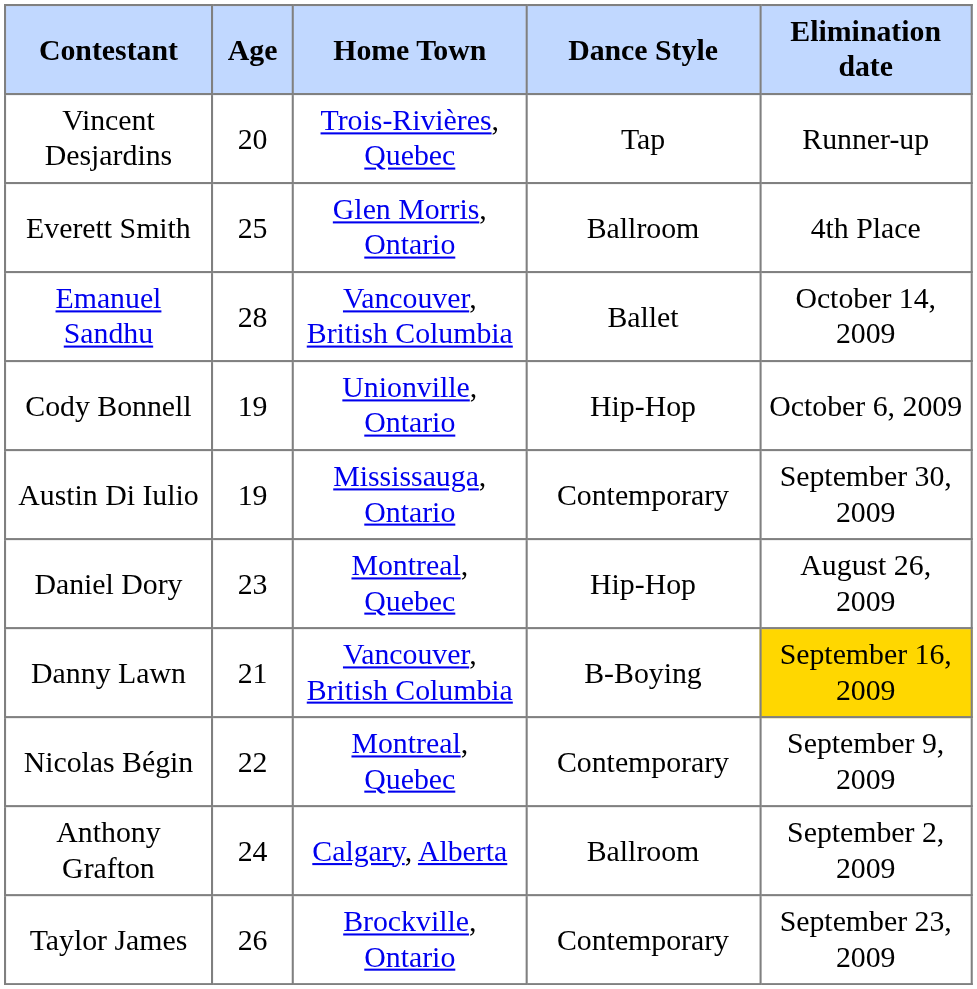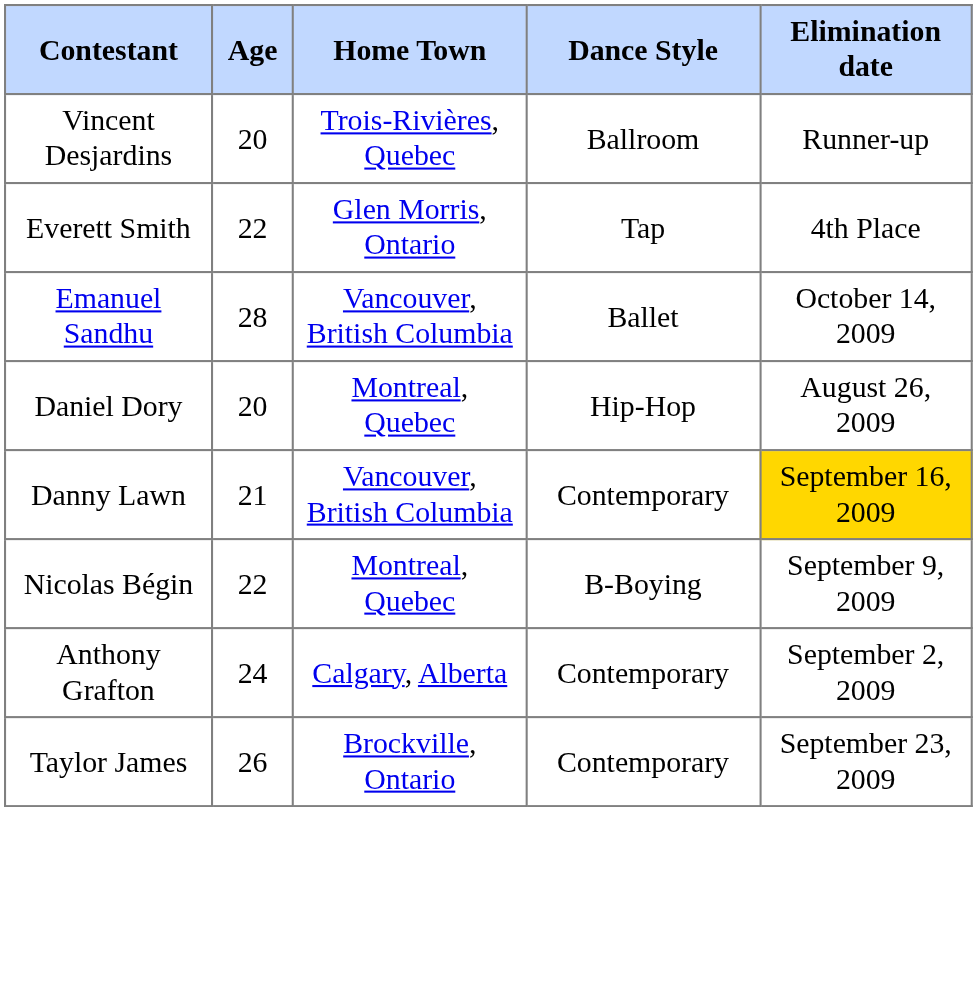(643, 138) Tap -> (643, 138) Ballroom
(253, 227) 25 -> (253, 227) 22
(643, 227) Ballroom -> (643, 227) Tap
- row: (108, 405)
- row: (108, 494)
(253, 583) 23 -> (253, 405) 20
(643, 672) B-Boying -> (643, 494) Contemporary
(643, 761) Contemporary -> (643, 583) B-Boying
(643, 850) Ballroom -> (643, 672) Contemporary
